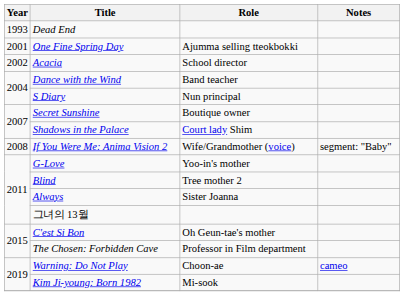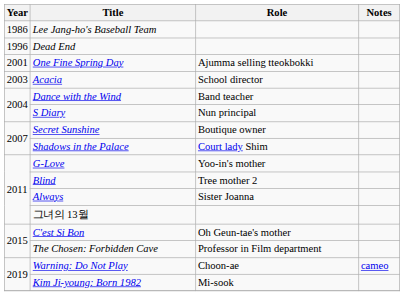+ row: (95, 29)
(17, 29) 1993 -> (17, 46) 1996
(17, 63) 2002 -> (17, 79) 2003
- row: (100, 146)
